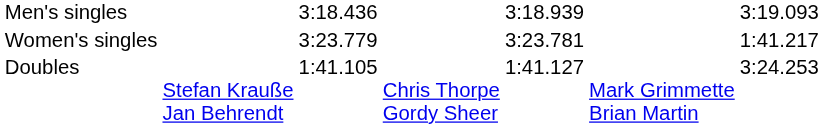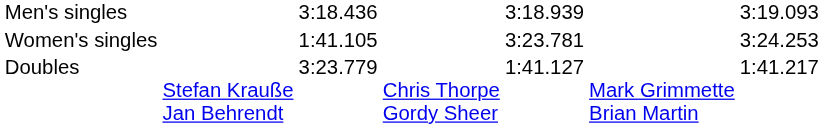(338, 40) 3:23.779 -> (338, 40) 1:41.105
(779, 40) 1:41.217 -> (779, 40) 3:24.253
(338, 67) 1:41.105 -> (338, 67) 3:23.779
(779, 67) 3:24.253 -> (779, 67) 1:41.217
